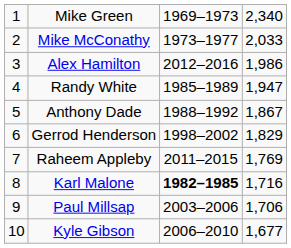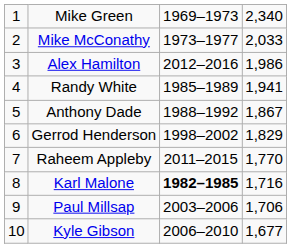(264, 87) 1,947 -> (264, 87) 1,941
(264, 159) 1,769 -> (264, 159) 1,770
